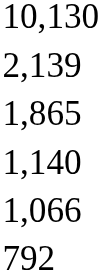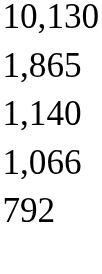- row: (42, 65)
